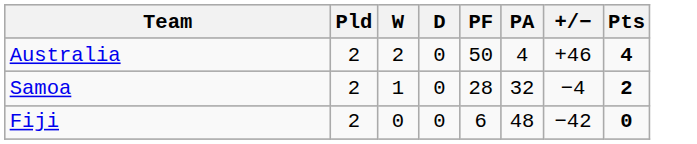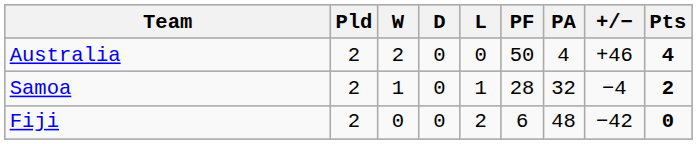+ column: (481, 22)
